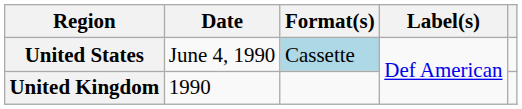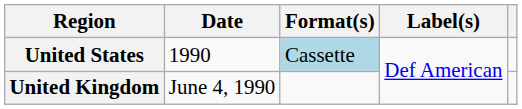(222, 54) June 4, 1990 -> (190, 54) 1990
(190, 87) 1990 -> (222, 87) June 4, 1990
